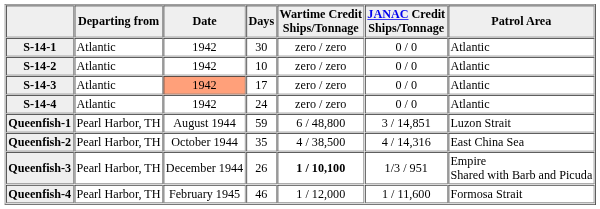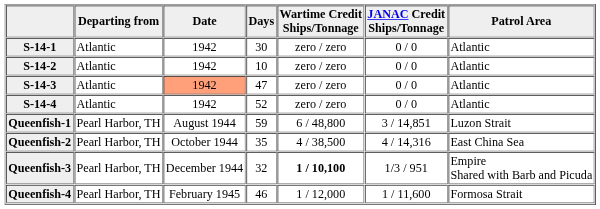(261, 85) 17 -> (261, 85) 47
(261, 104) 24 -> (261, 104) 52
(261, 168) 26 -> (261, 168) 32
